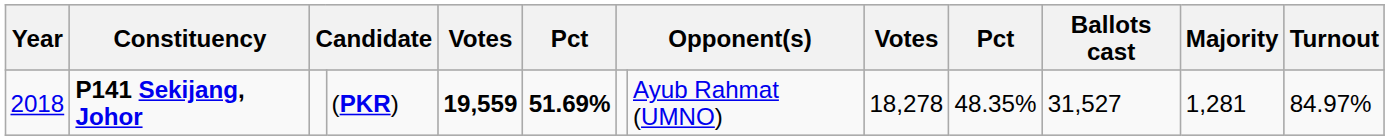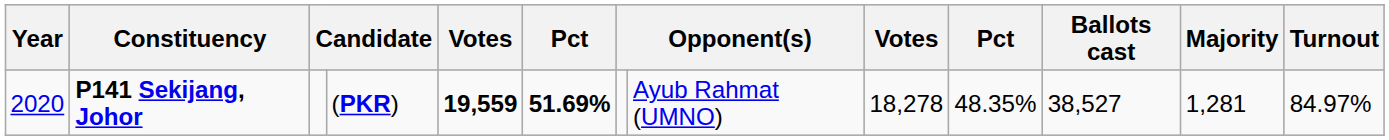(37, 103) 2018 -> (37, 103) 2020
(1085, 103) 31,527 -> (1085, 103) 38,527
